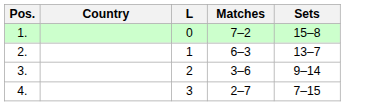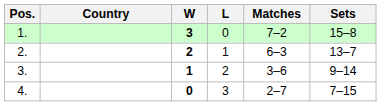+ column: (189, 14)
